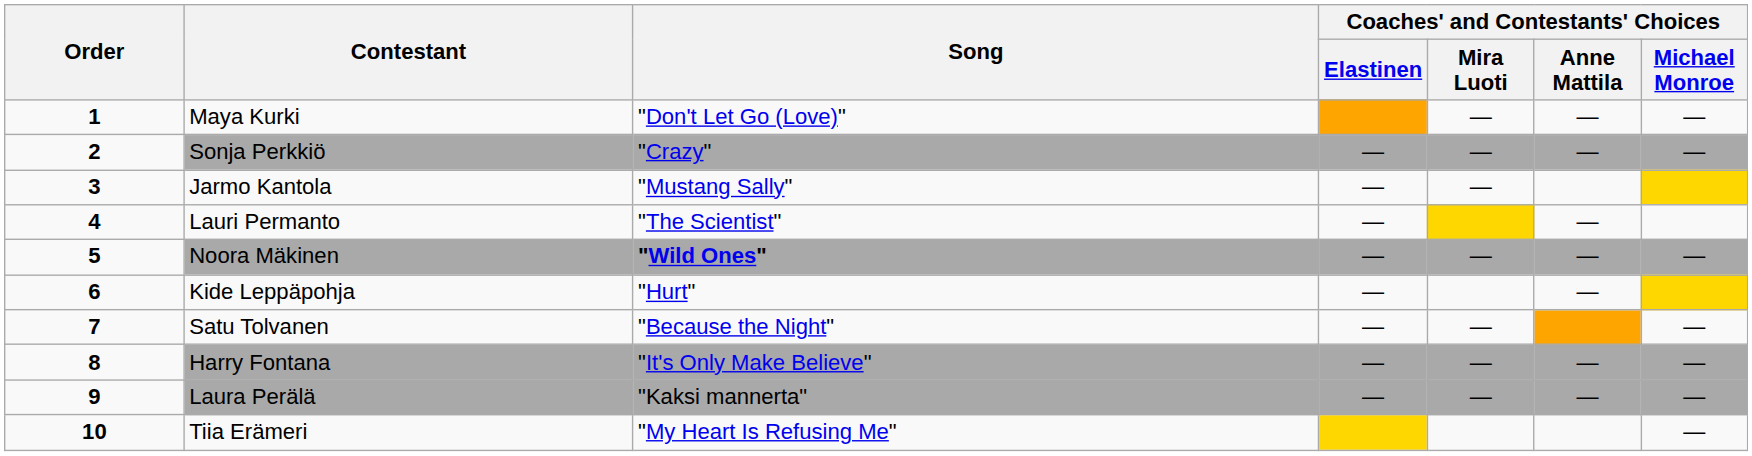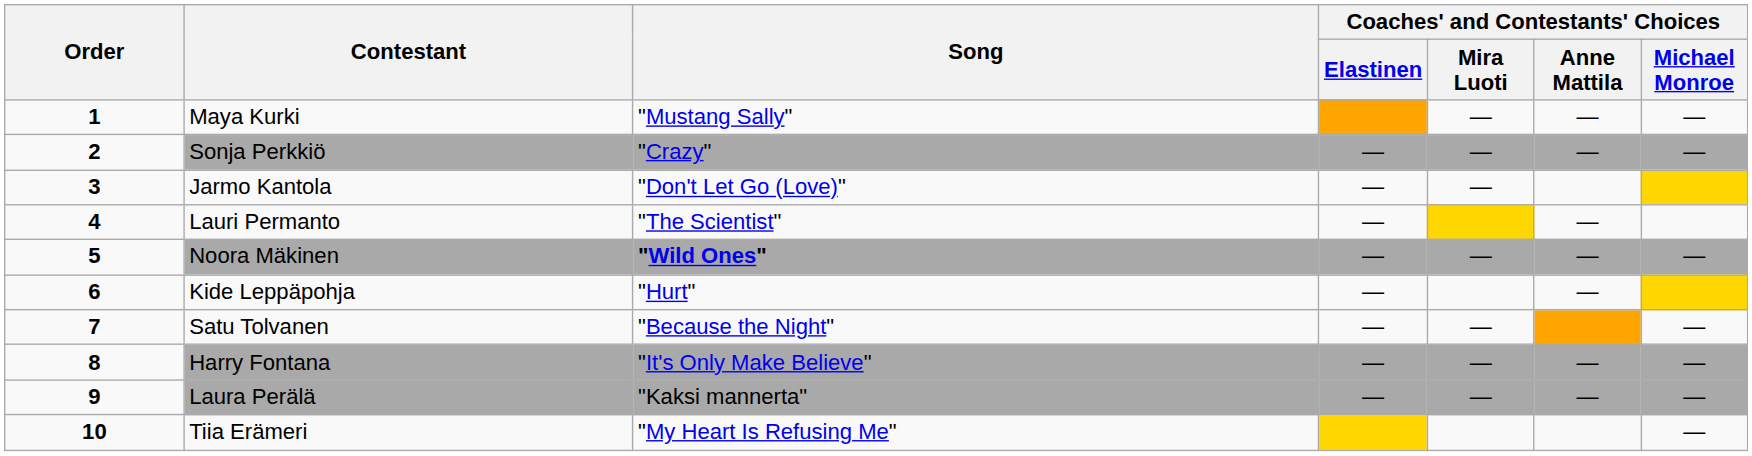(742, 116) "Don't Let Go (Love)" -> (715, 116) "Mustang Sally"
(715, 186) "Mustang Sally" -> (742, 186) "Don't Let Go (Love)"
